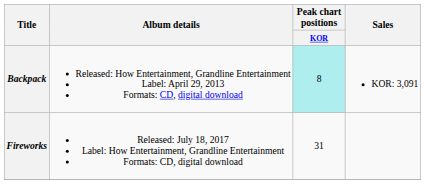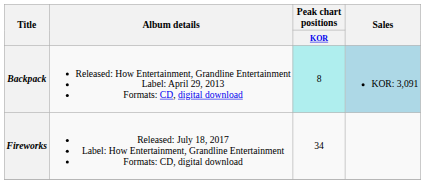(383, 84) no background -> (383, 84) lightblue background
(319, 145) 31 -> (319, 145) 34
